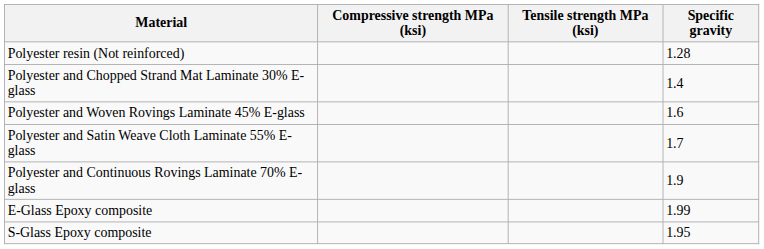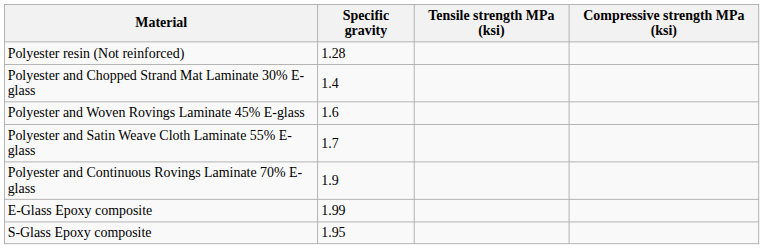columns swapped: (711, 23) <-> (413, 23)
